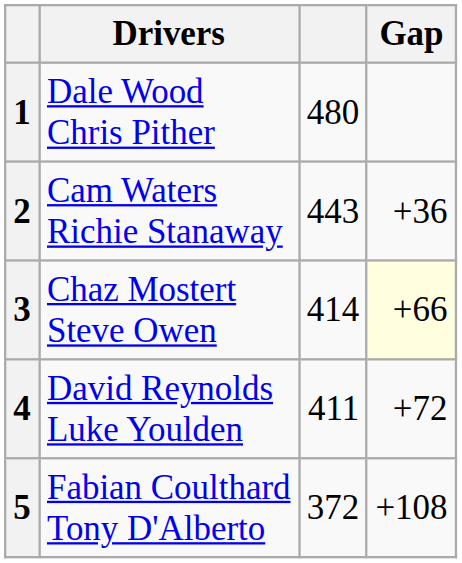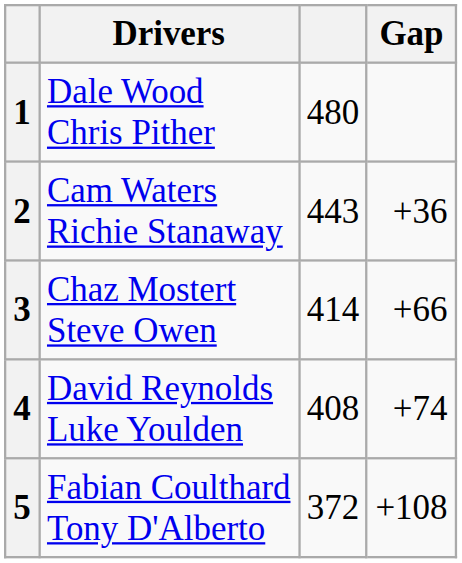(420, 309) lightyellow background -> (420, 309) no background
(334, 408) 411 -> (333, 408) 408
(420, 408) +72 -> (420, 408) +74
